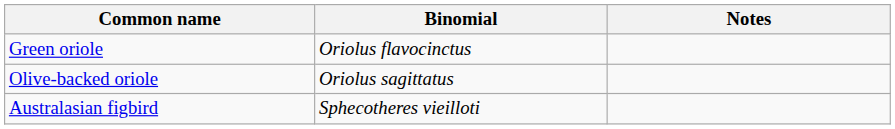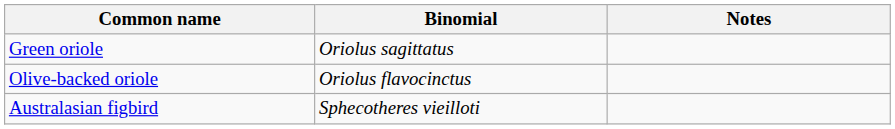(395, 49) Oriolus flavocinctus -> (386, 49) Oriolus sagittatus
(386, 78) Oriolus sagittatus -> (395, 78) Oriolus flavocinctus
